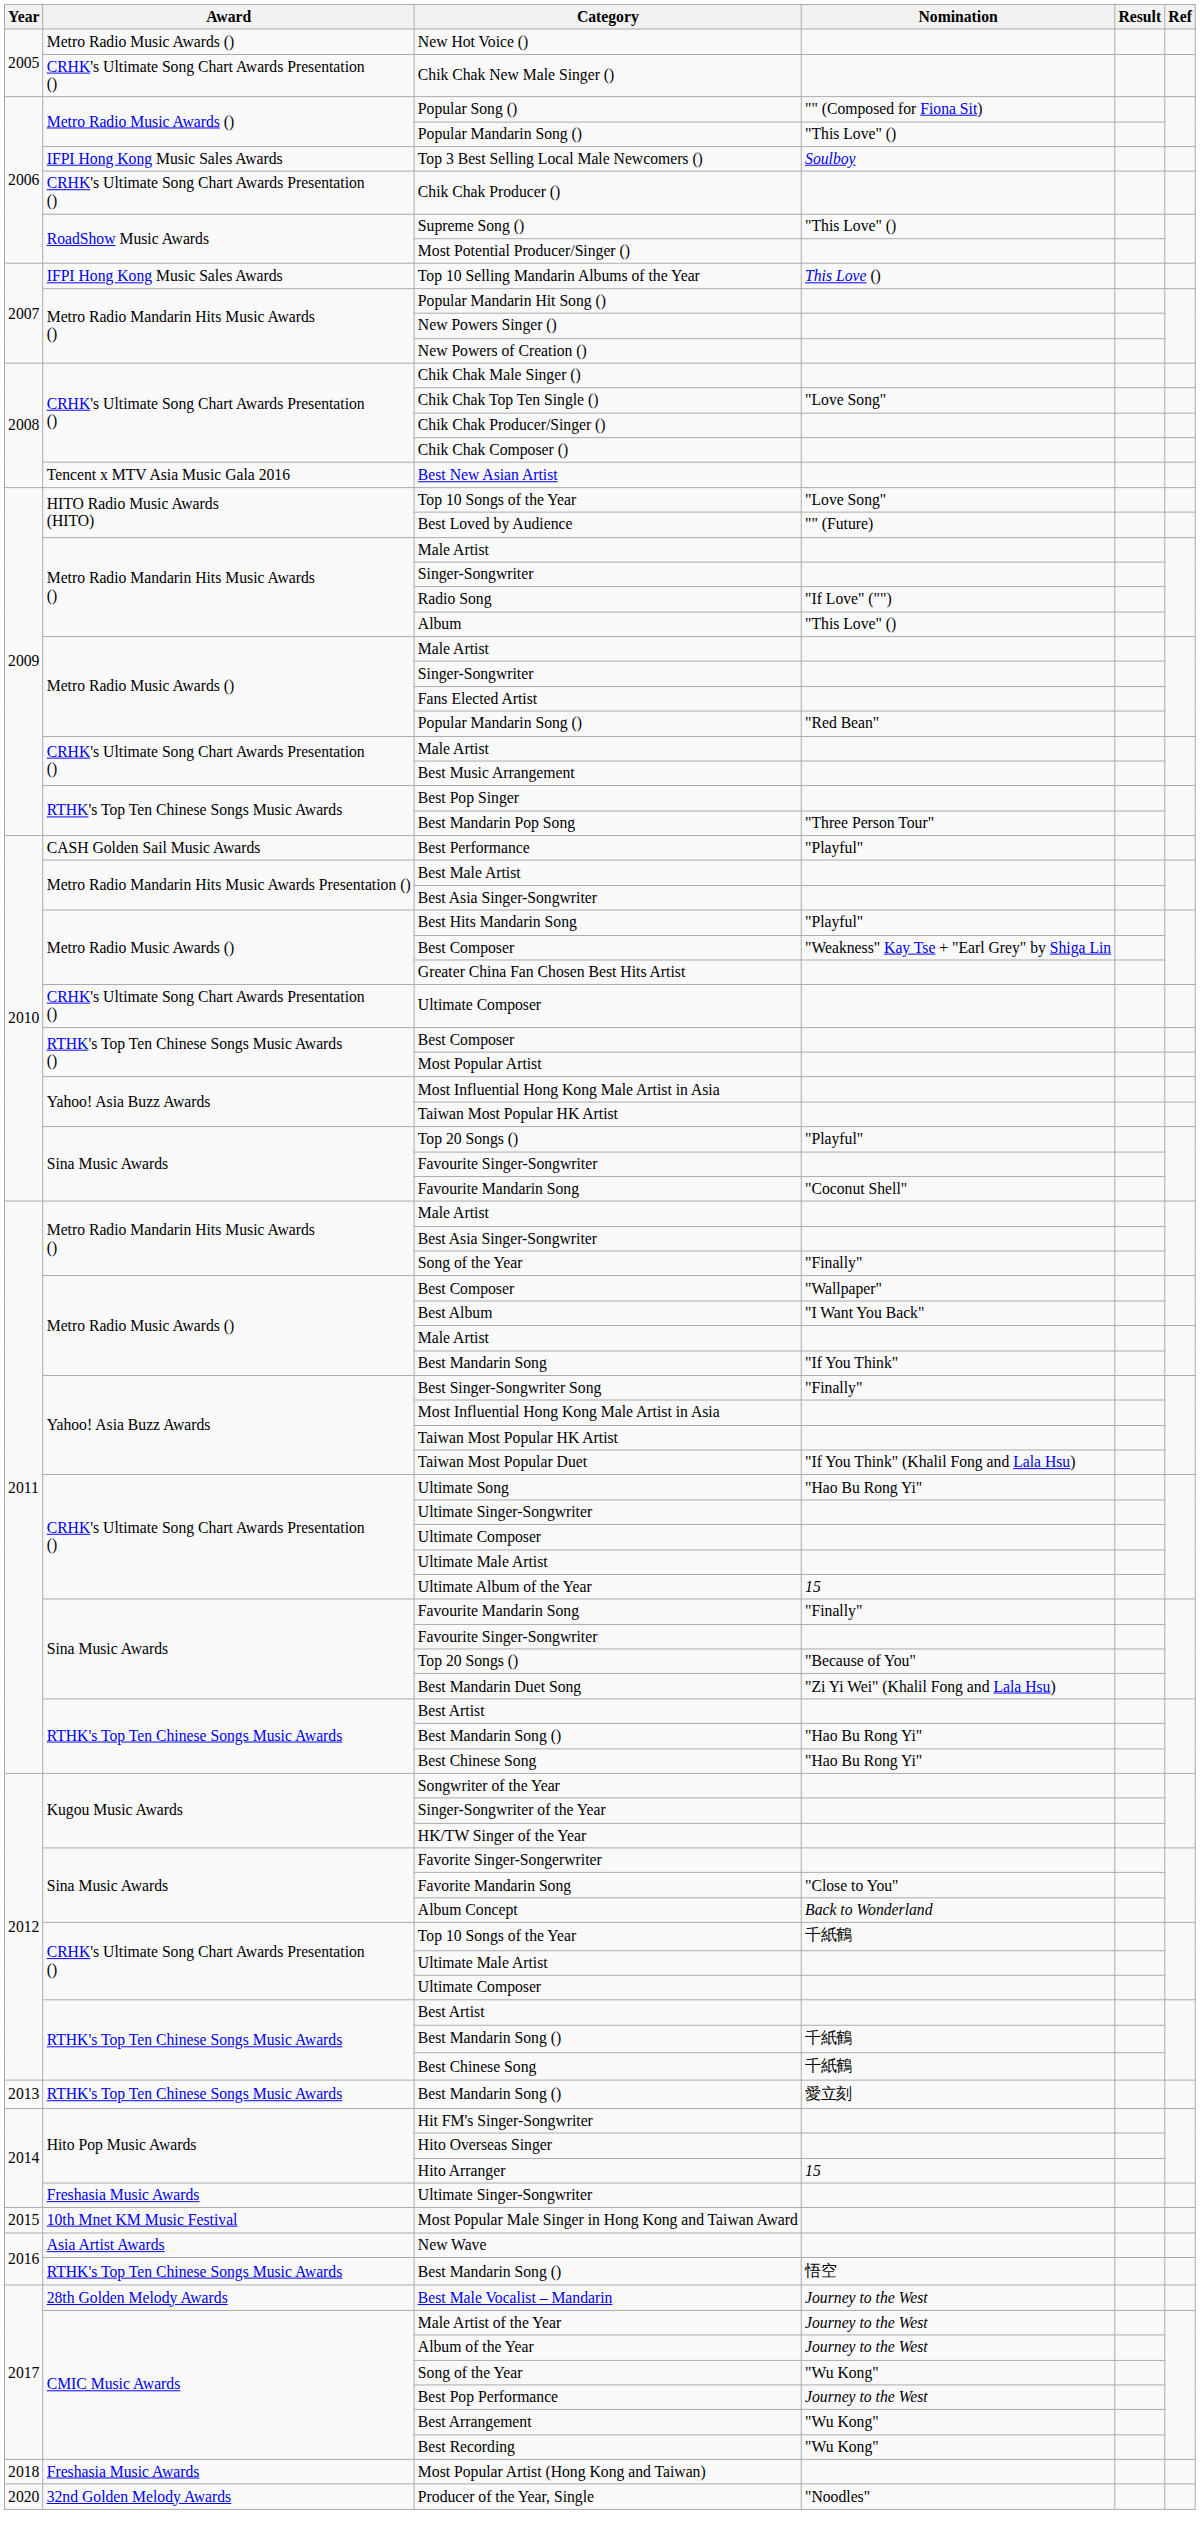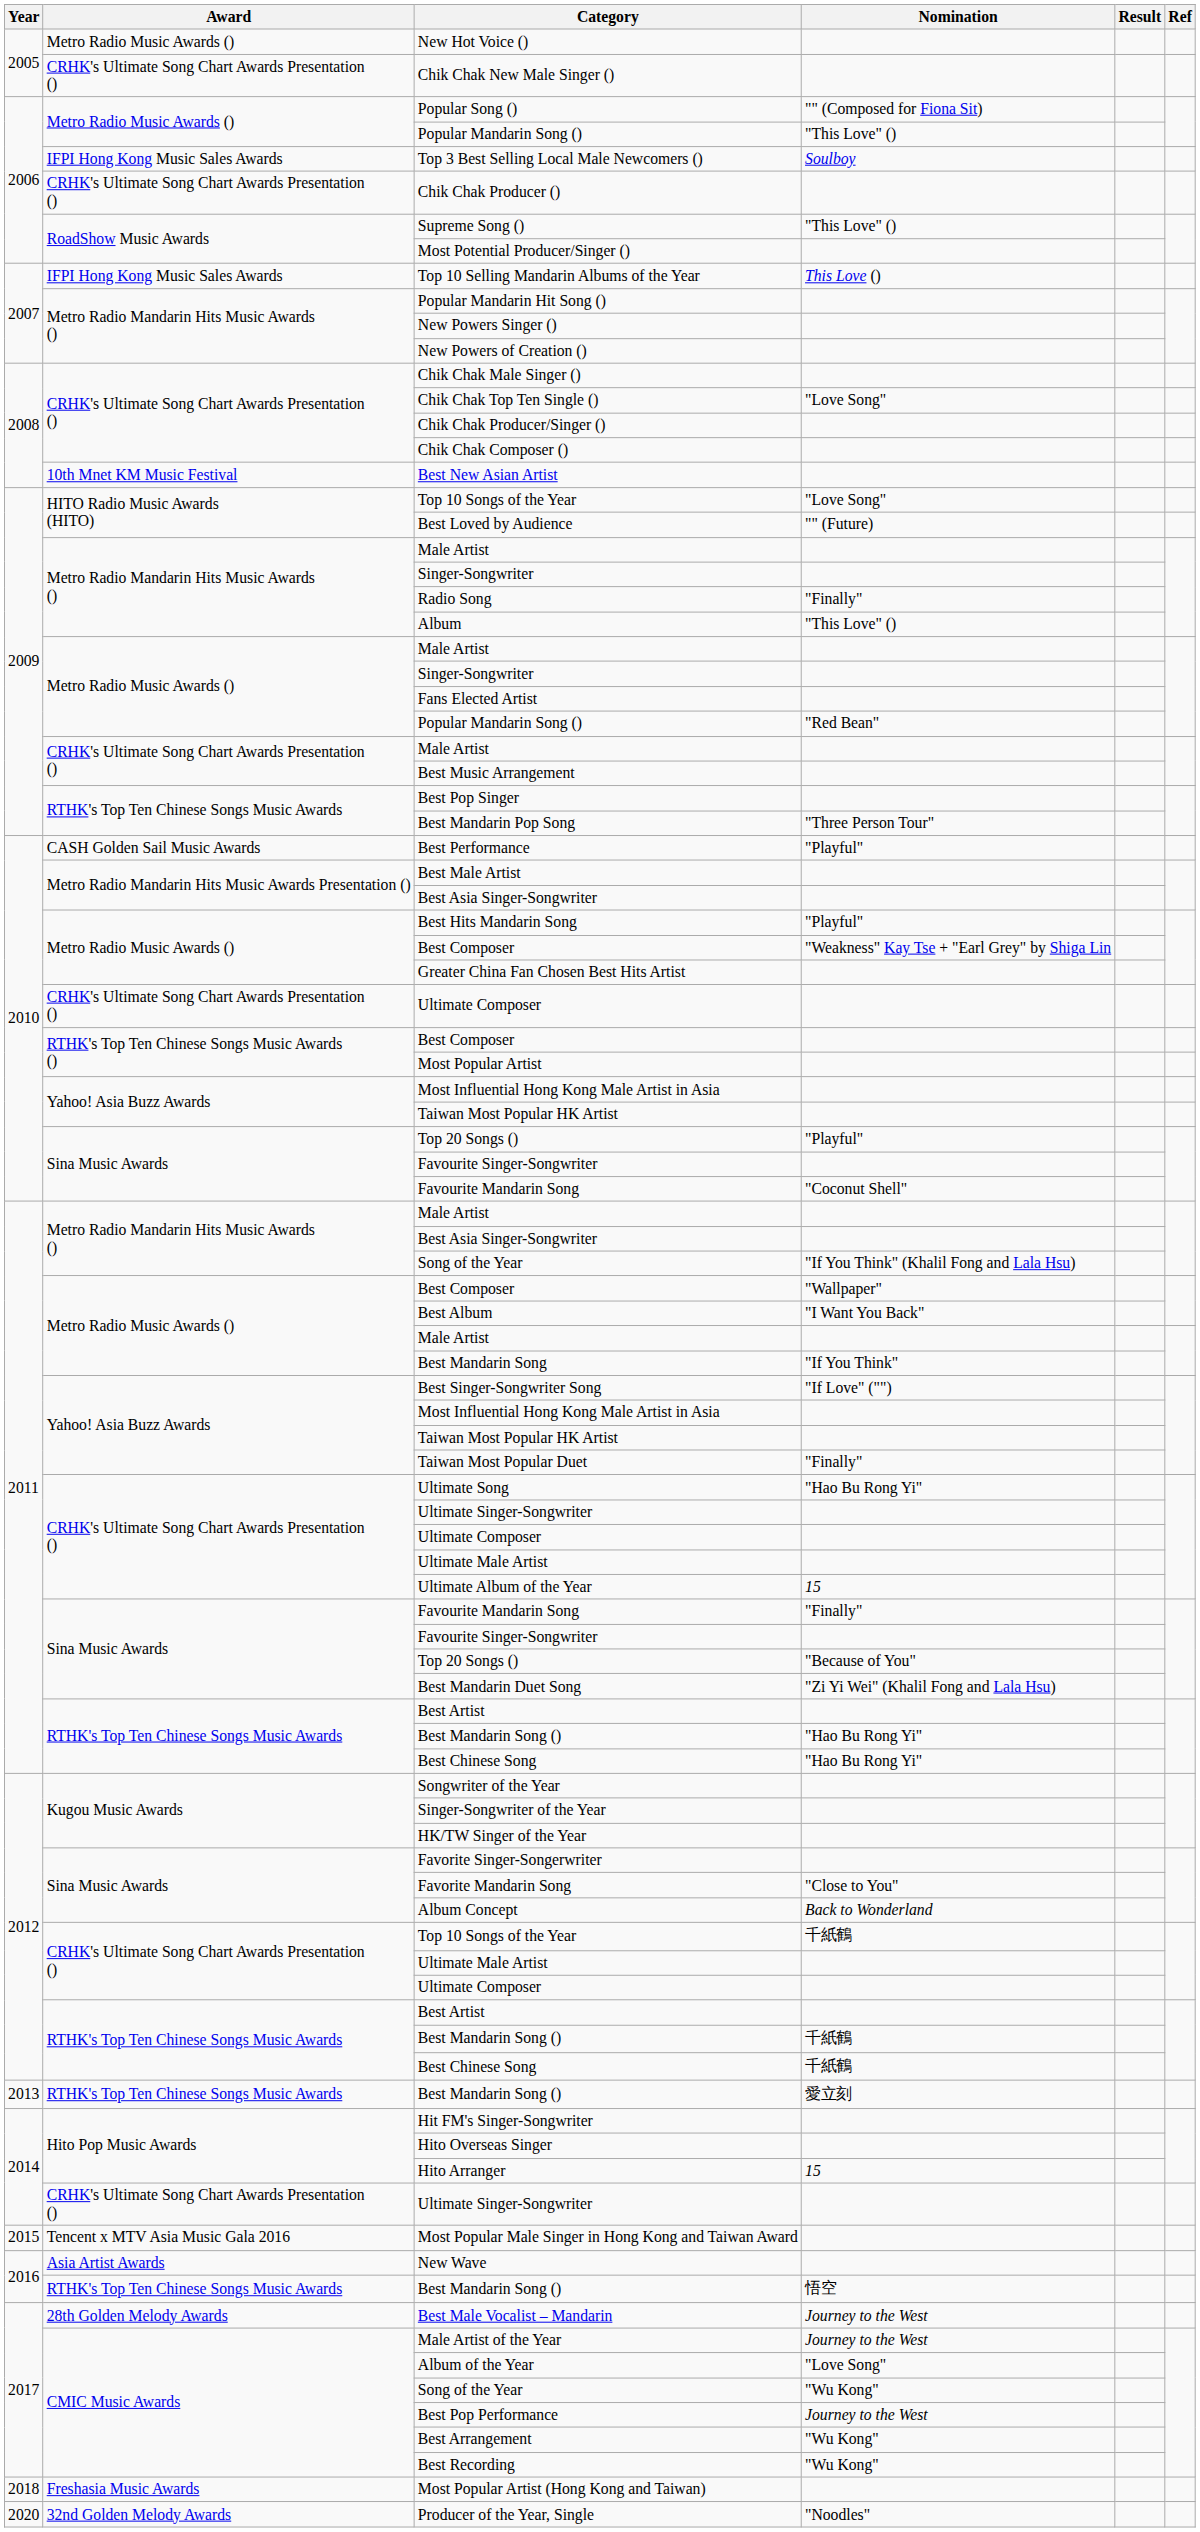(168, 474) Tencent x MTV Asia Music Gala 2016 -> (142, 474) 10th Mnet KM Music Festival
(848, 599) "If Love" ("") -> (834, 599) "Finally"
(834, 1263) "Finally" -> (940, 1263) "If You Think" (Khalil Fong and Lala Hsu)
(834, 1387) "Finally" -> (848, 1387) "If Love" ("")
(940, 1462) "If You Think" (Khalil Fong and Lala Hsu) -> (834, 1462) "Finally"
(123, 2195) Freshasia Music Awards -> (206, 2204) CRHK's Ultimate Song Chart Awards Presentation ()
(142, 2220) 10th Mnet KM Music Festival -> (168, 2237) Tencent x MTV Asia Music Gala 2016
(866, 2347) Journey to the West -> (846, 2365) "Love Song"
